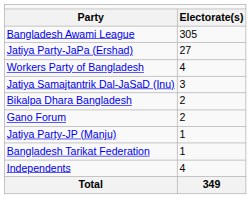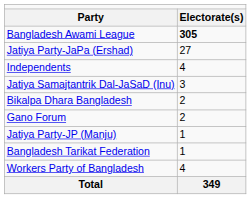(188, 34) normal -> (188, 34) bold
rows swapped: (75, 67) <-> (39, 168)
